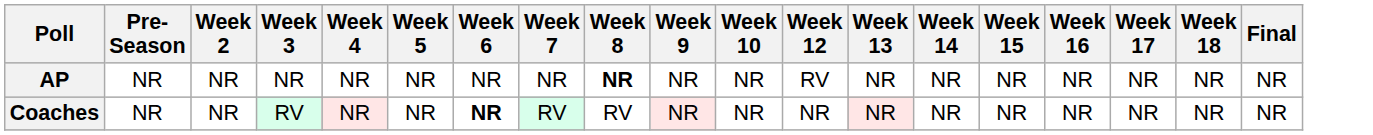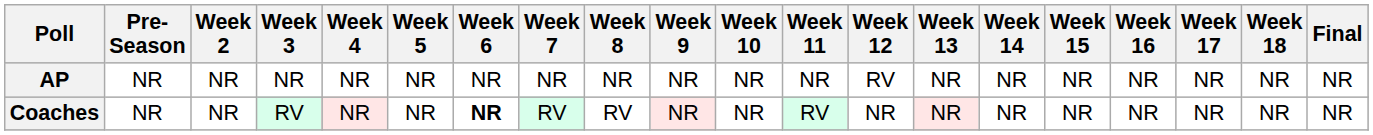+ column: (815, 34)
(618, 80) bold -> (618, 80) normal
